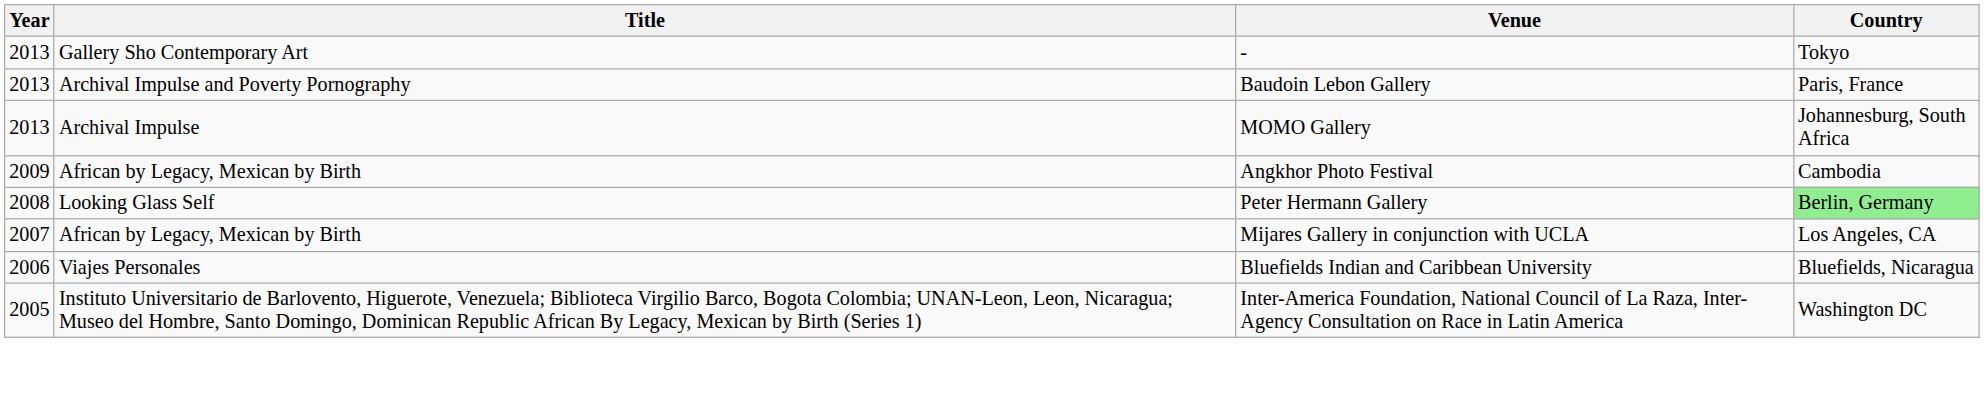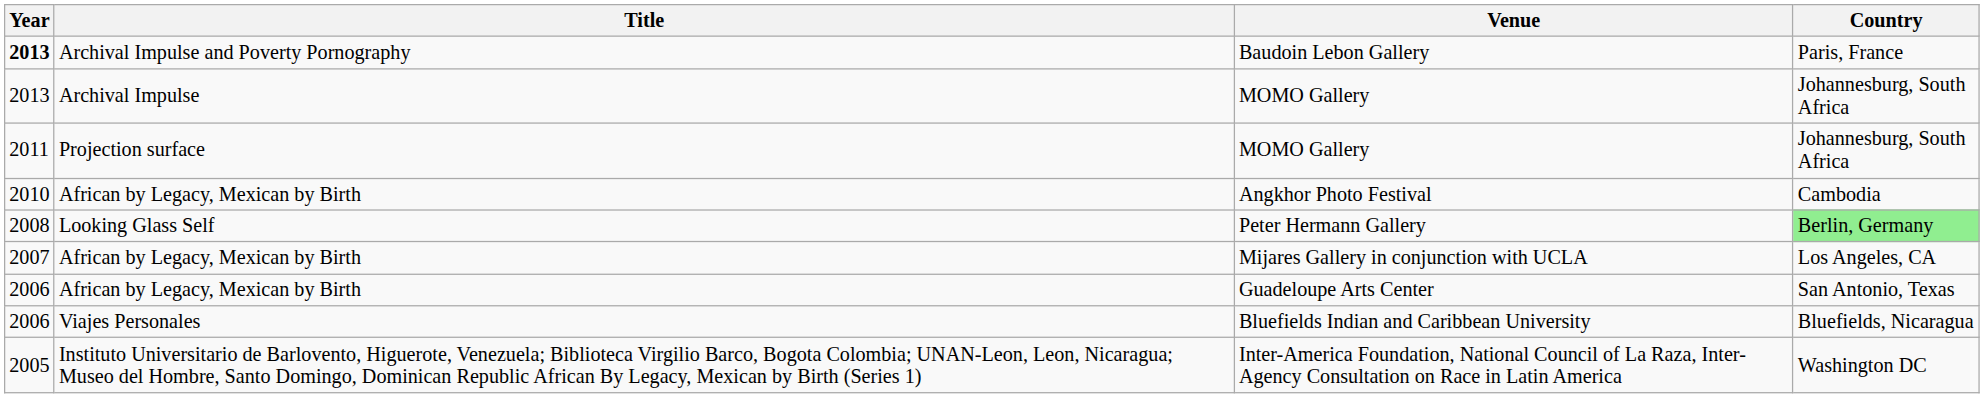- row: (183, 52)
(29, 84) normal -> (29, 52) bold
+ row: (132, 150)
(29, 171) 2009 -> (29, 193) 2010
+ row: (210, 289)
